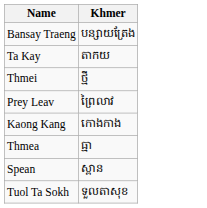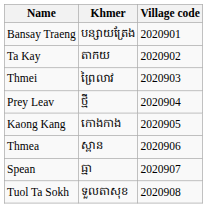+ column: (170, 13)
(85, 78) ថ្មី -> (97, 78) ព្រៃលាវ
(97, 101) ព្រៃលាវ -> (85, 101) ថ្មី
(87, 146) ធ្មា -> (92, 146) ស្ពាន
(92, 168) ស្ពាន -> (87, 168) ធ្មា
